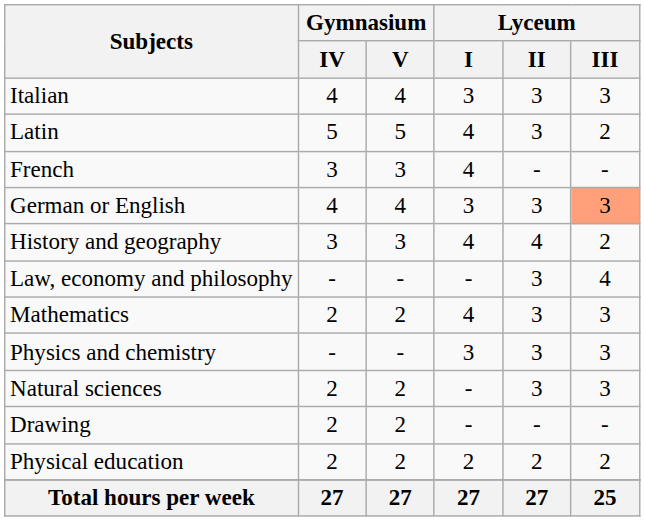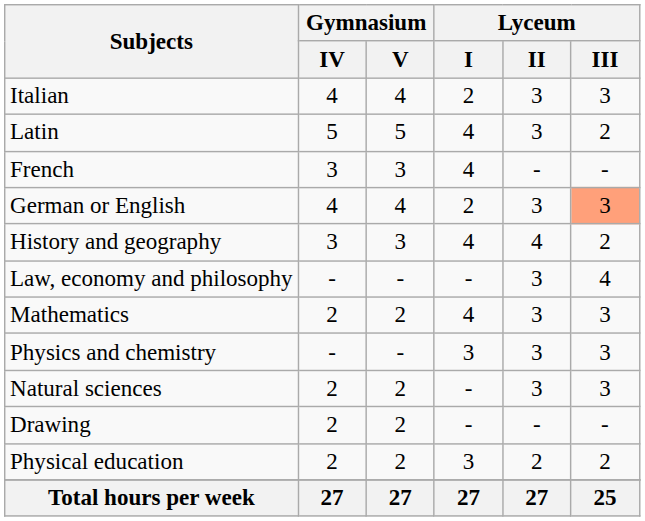(469, 95) 3 -> (469, 95) 2
(469, 205) 3 -> (469, 205) 2
(469, 461) 2 -> (469, 461) 3
